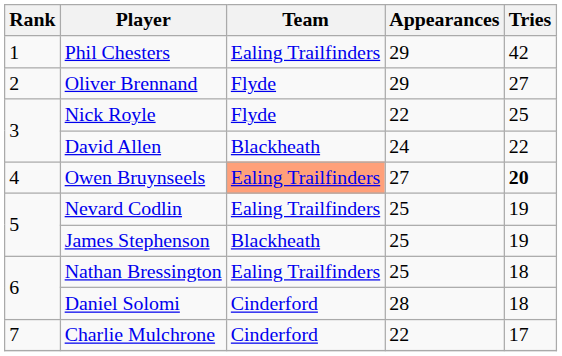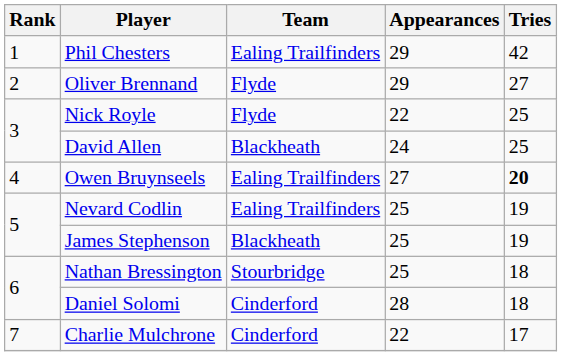(519, 146) 22 -> (519, 146) 25
(306, 177) lightsalmon background -> (306, 177) no background
(306, 271) Ealing Trailfinders -> (278, 271) Stourbridge
